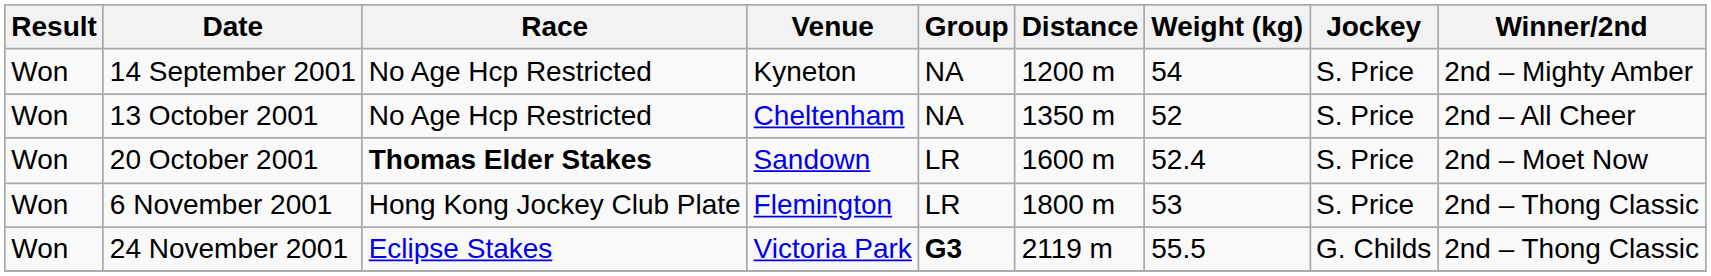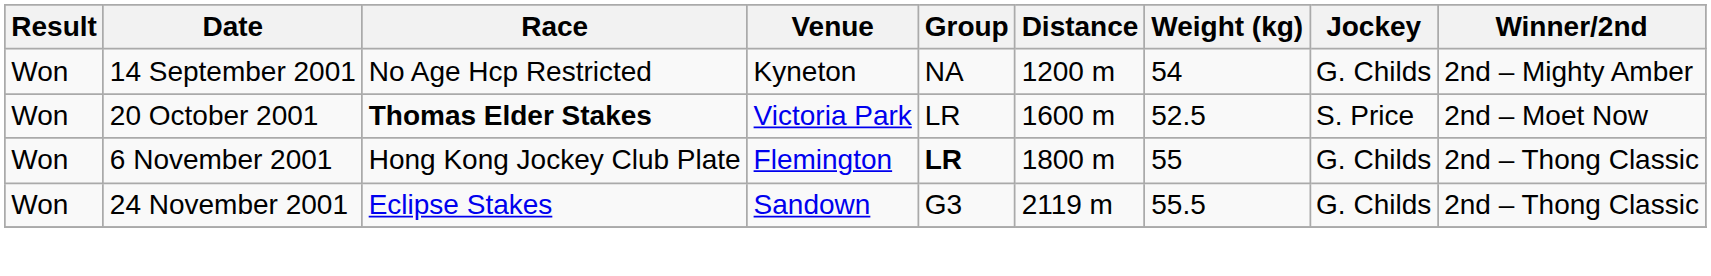(1365, 71) S. Price -> (1374, 71) G. Childs
- row: (214, 115)
(812, 159) Sandown -> (833, 115) Victoria Park
(1179, 159) 52.4 -> (1179, 115) 52.5
(943, 204) normal -> (943, 159) bold
(1167, 204) 53 -> (1167, 159) 55
(1365, 204) S. Price -> (1374, 159) G. Childs
(833, 248) Victoria Park -> (812, 204) Sandown
(943, 248) bold -> (943, 204) normal
